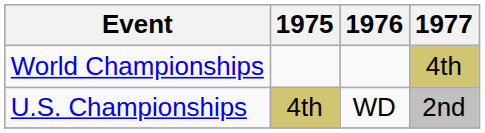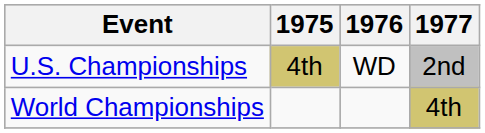rows swapped: (137, 66) <-> (129, 107)
